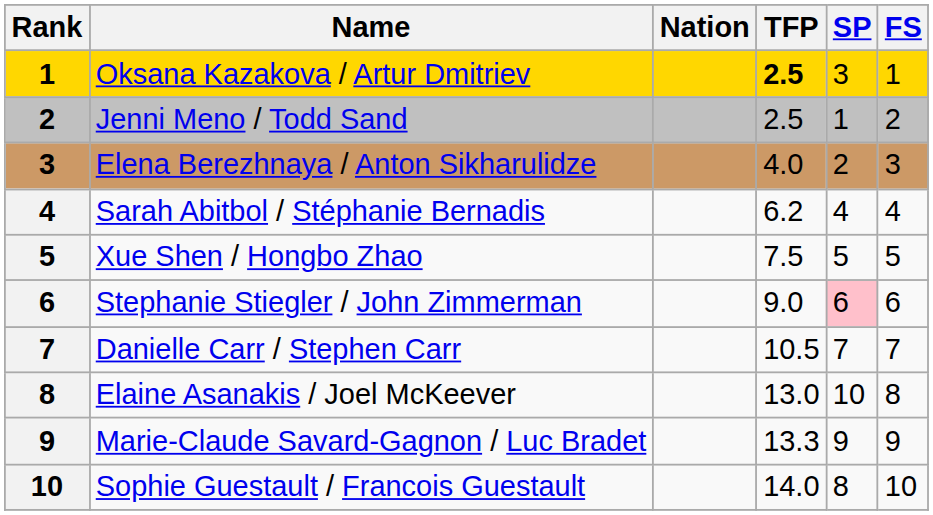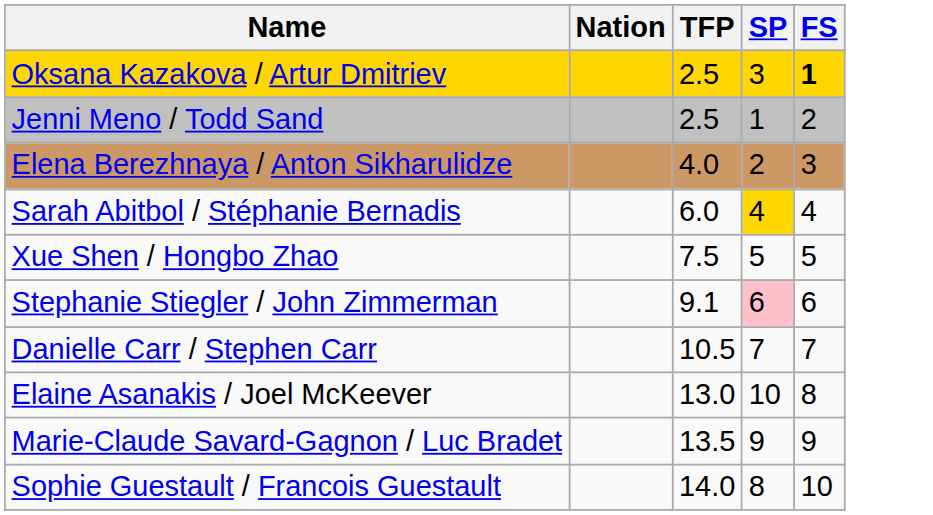- column: (47, 27)
(783, 73) bold -> (699, 73) normal
(893, 73) normal -> (809, 73) bold
(783, 211) 6.2 -> (699, 211) 6.0
(841, 211) no background -> (757, 211) gold background
(783, 303) 9.0 -> (699, 303) 9.1
(791, 440) 13.3 -> (707, 440) 13.5
